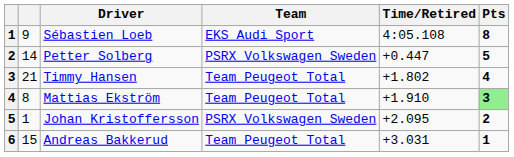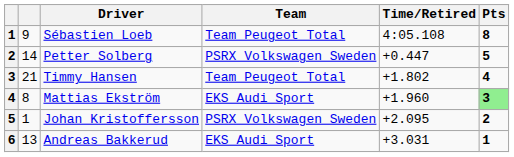(260, 36) EKS Audi Sport -> (275, 36) Team Peugeot Total
(275, 99) Team Peugeot Total -> (260, 99) EKS Audi Sport
(406, 99) +1.910 -> (406, 99) +1.960
(29, 141) 15 -> (29, 141) 13
(275, 141) Team Peugeot Total -> (260, 141) EKS Audi Sport
